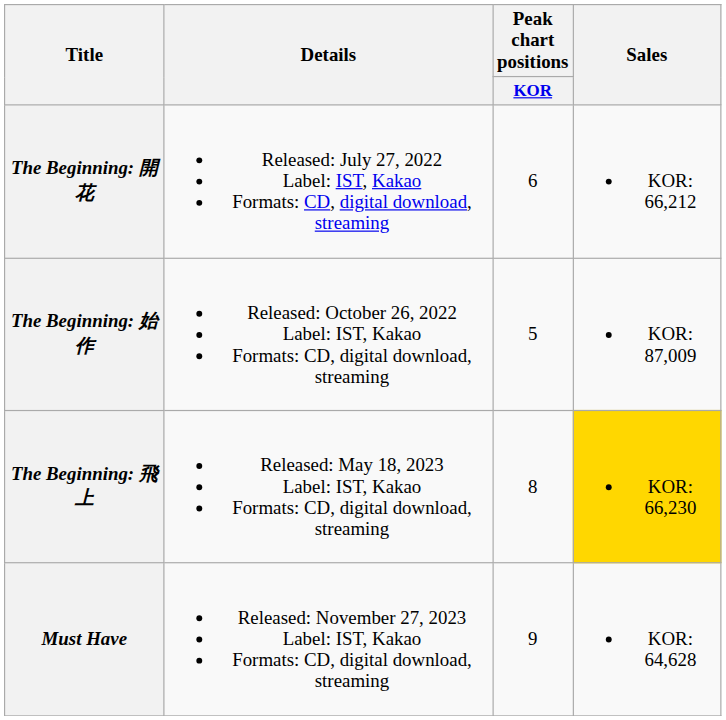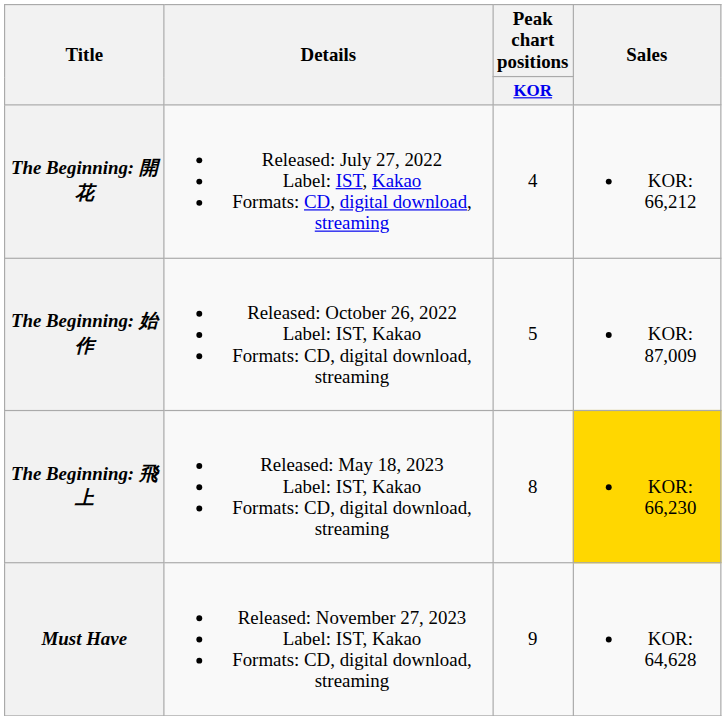(533, 181) 6 -> (533, 181) 4
